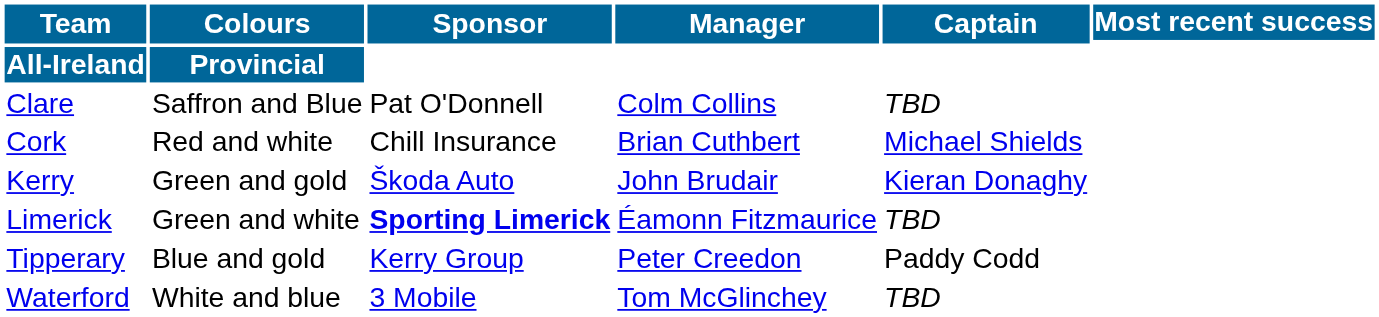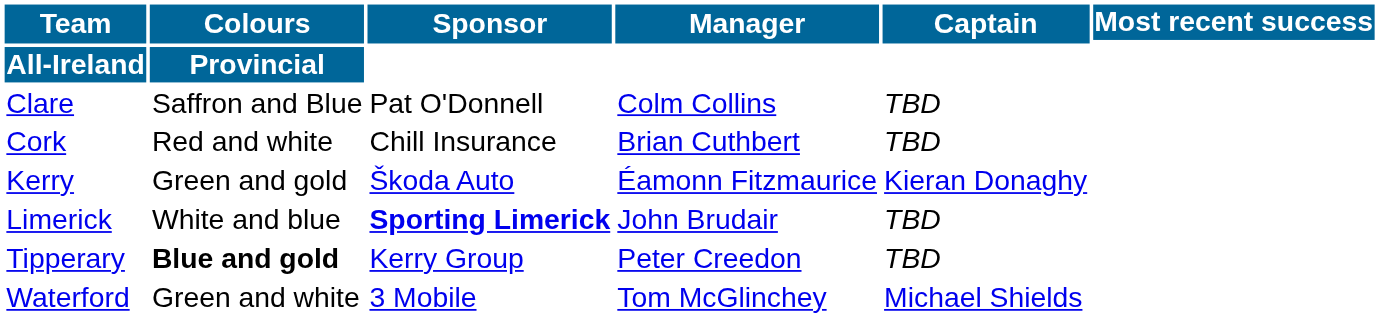(983, 142) Michael Shields -> (912, 142) TBD
(698, 181) John Brudair -> (747, 181) Éamonn Fitzmaurice
(256, 220) Green and white -> (246, 220) White and blue
(747, 220) Éamonn Fitzmaurice -> (698, 220) John Brudair
(239, 259) normal -> (246, 259) bold
(962, 259) Paddy Codd -> (912, 259) TBD
(246, 297) White and blue -> (256, 297) Green and white
(912, 297) TBD -> (983, 297) Michael Shields
